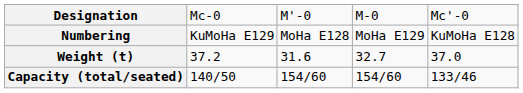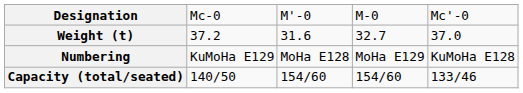rows swapped: (96, 36) <-> (96, 56)
